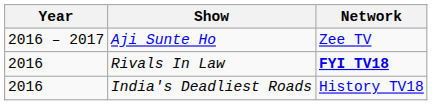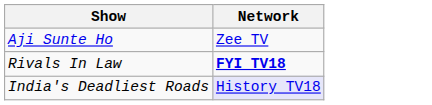- column: (56, 16)
(371, 88) no background -> (268, 88) lavender background
